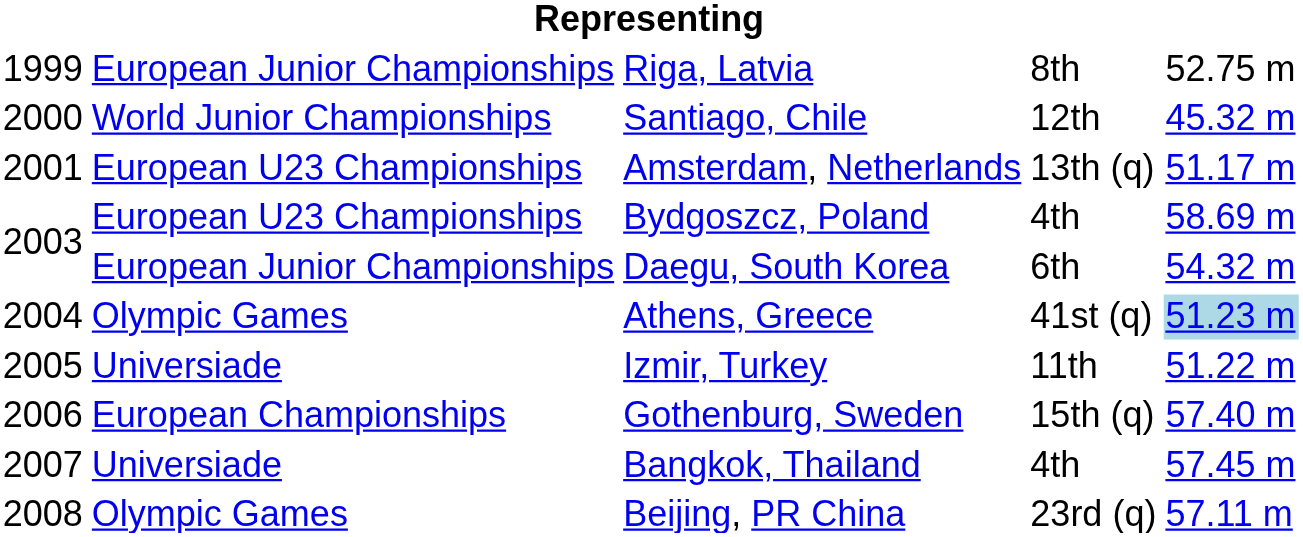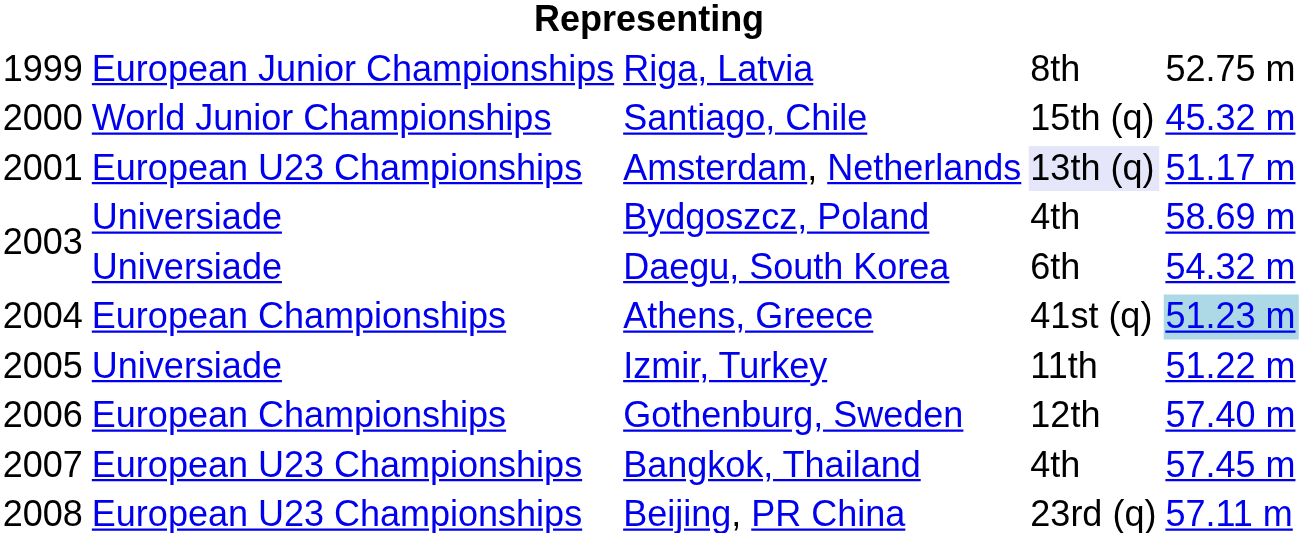(1065, 118) 12th -> (1092, 118) 15th (q)
(1092, 167) no background -> (1092, 167) lavender background
(337, 217) European U23 Championships -> (187, 217) Universiade
(353, 266) European Junior Championships -> (187, 266) Universiade
(220, 316) Olympic Games -> (299, 316) European Championships
(1092, 415) 15th (q) -> (1065, 415) 12th
(187, 464) Universiade -> (337, 464) European U23 Championships
(220, 514) Olympic Games -> (337, 514) European U23 Championships
